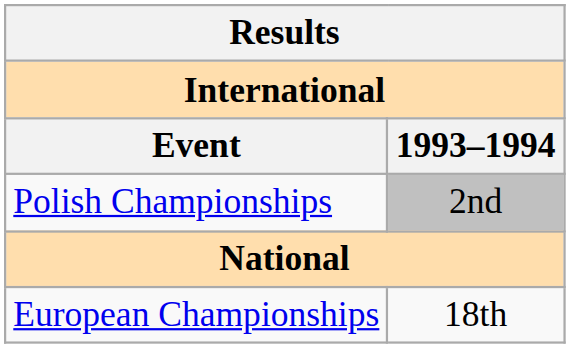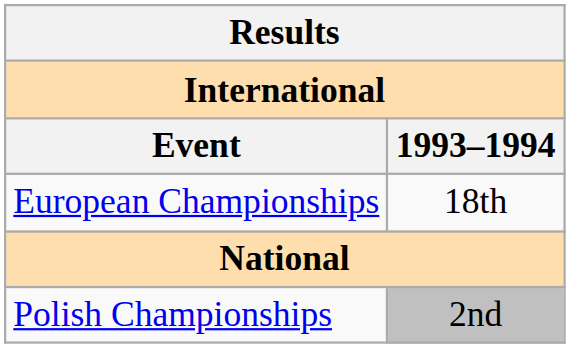rows swapped: (196, 314) <-> (173, 201)
